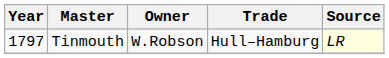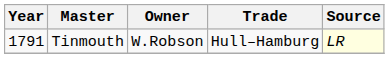(26, 41) 1797 -> (26, 41) 1791
